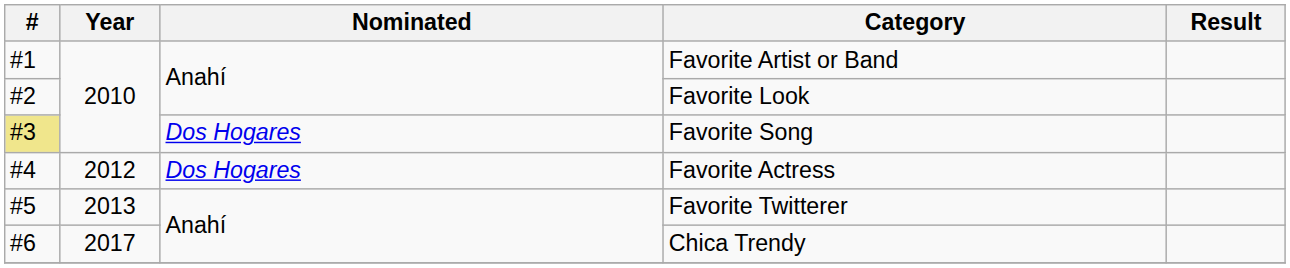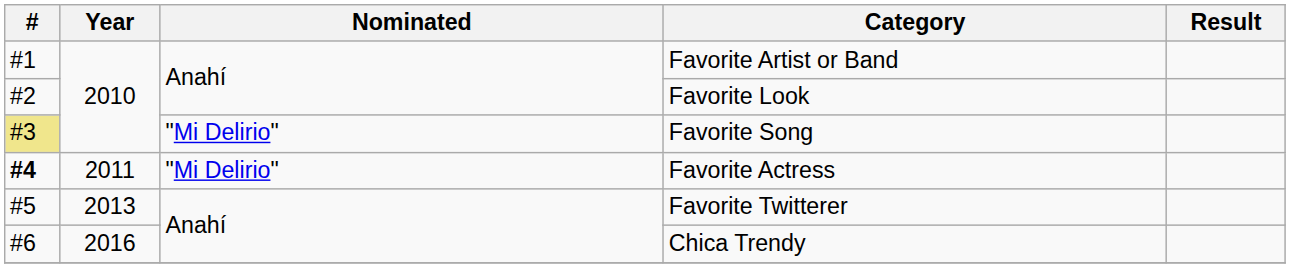(233, 133) Dos Hogares -> (222, 133) "Mi Delirio"
(23, 170) normal -> (23, 170) bold
(110, 170) 2012 -> (110, 170) 2011
(233, 170) Dos Hogares -> (222, 170) "Mi Delirio"
(110, 243) 2017 -> (110, 243) 2016
